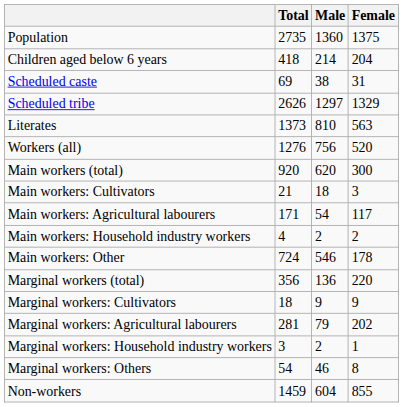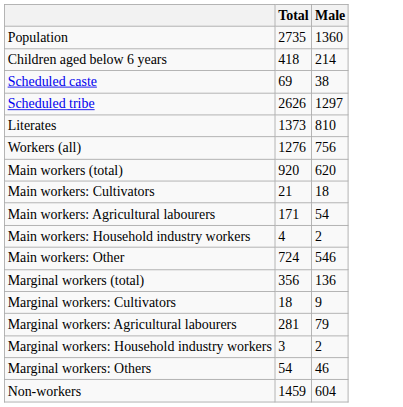- column: (373, 15)
